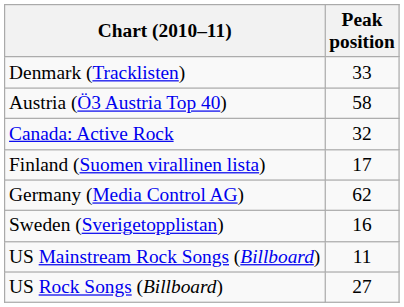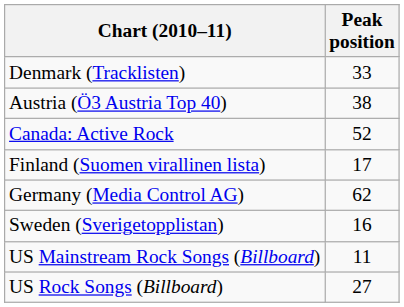(362, 103) 58 -> (362, 103) 38
(362, 133) 32 -> (362, 133) 52
